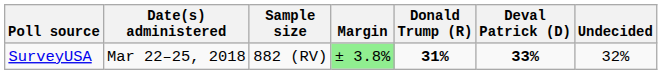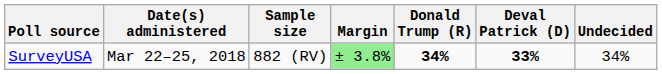(435, 56) 31% -> (435, 56) 34%
(615, 56) 32% -> (615, 56) 34%
